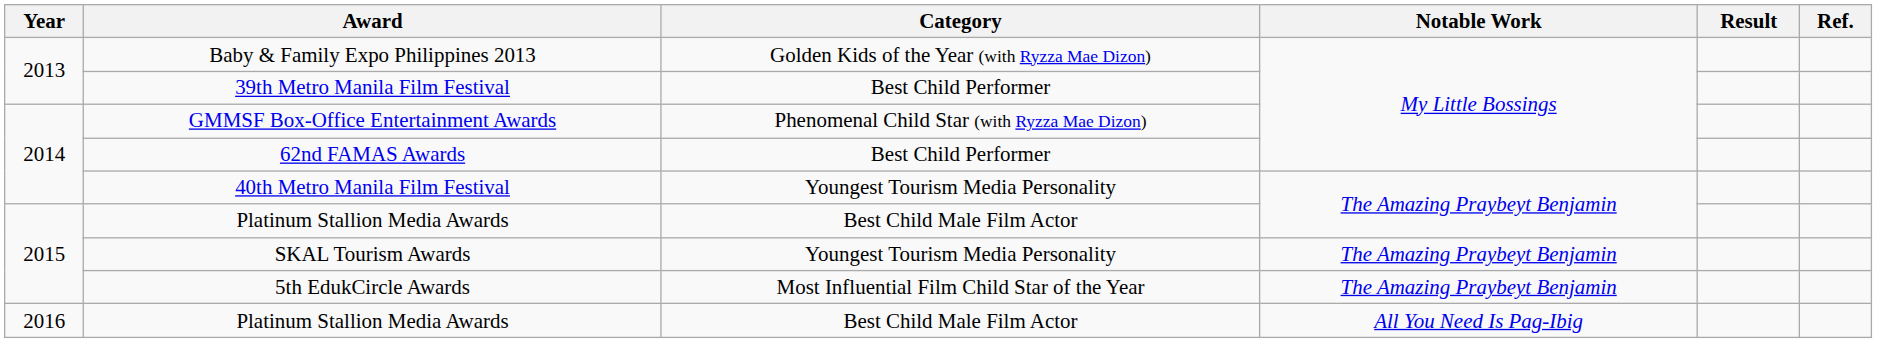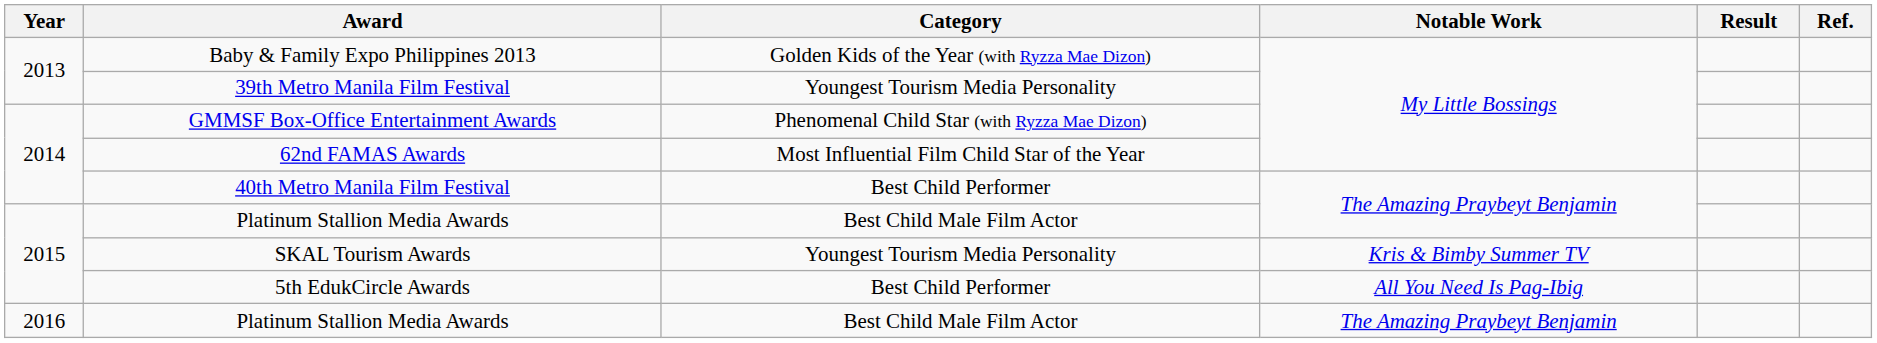(961, 87) Best Child Performer -> (961, 87) Youngest Tourism Media Personality
(961, 154) Best Child Performer -> (961, 154) Most Influential Film Child Star of the Year
(961, 187) Youngest Tourism Media Personality -> (961, 187) Best Child Performer
(1479, 253) The Amazing Praybeyt Benjamin -> (1479, 253) Kris & Bimby Summer TV
(961, 287) Most Influential Film Child Star of the Year -> (961, 287) Best Child Performer
(1479, 287) The Amazing Praybeyt Benjamin -> (1479, 287) All You Need Is Pag-Ibig
(1479, 320) All You Need Is Pag-Ibig -> (1479, 320) The Amazing Praybeyt Benjamin
